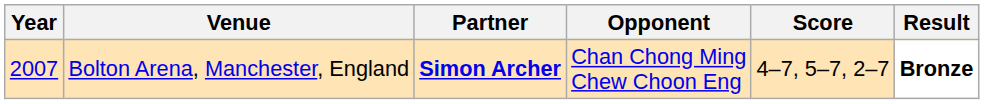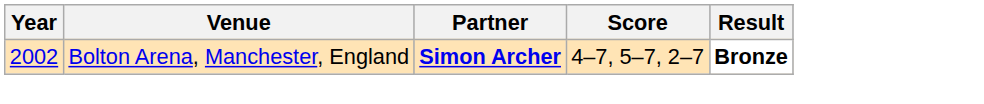- column: (659, 22)
(34, 69) 2007 -> (34, 57) 2002
